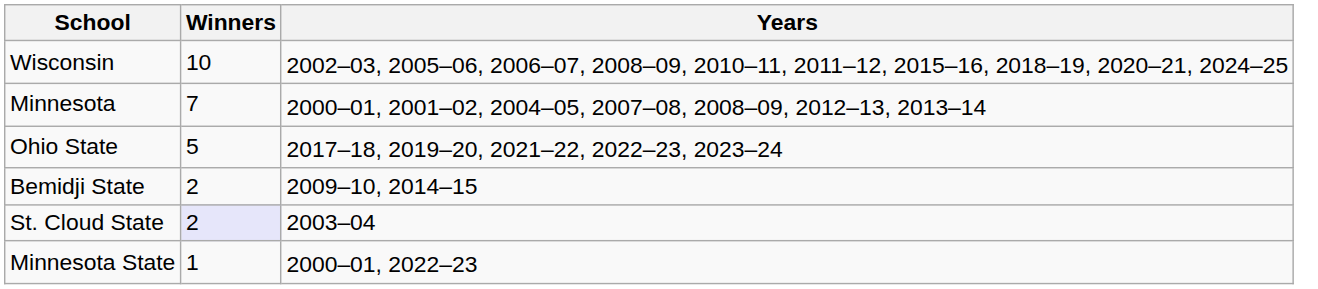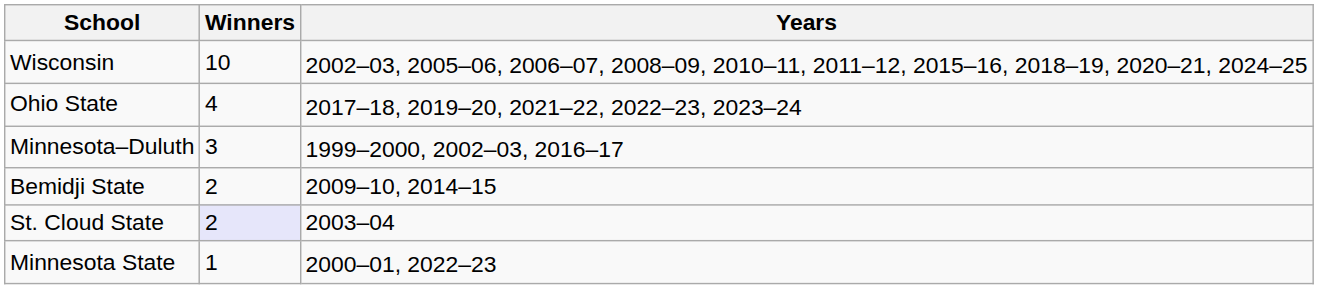- row: (63, 104)
(192, 146) 5 -> (211, 104) 4
+ row: (102, 146)
